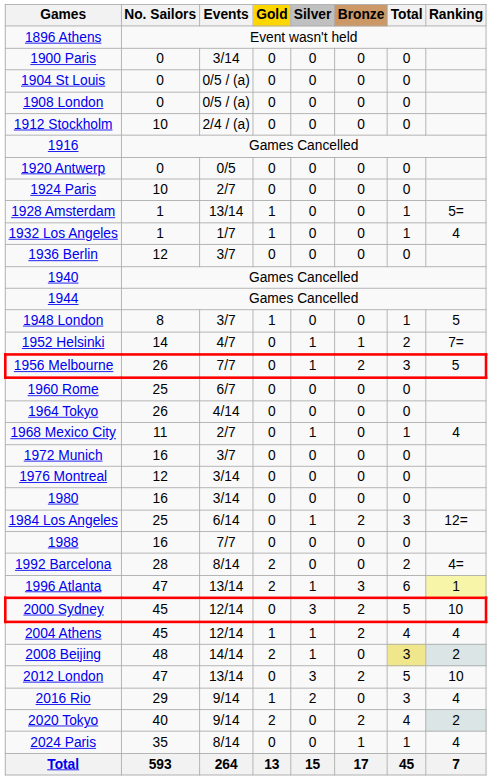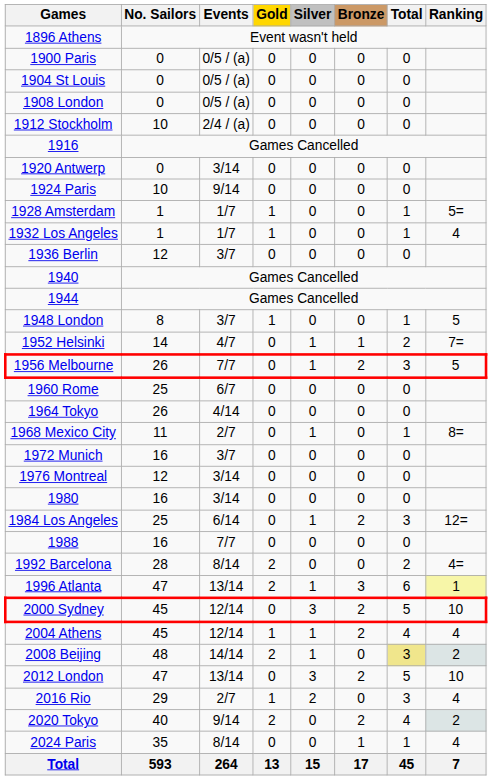(226, 59) 3/14 -> (226, 59) 0/5 / (a)
(226, 168) 0/5 -> (226, 168) 3/14
(226, 189) 2/7 -> (226, 189) 9/14
(226, 211) 13/14 -> (226, 211) 1/7
(456, 433) 4 -> (456, 433) 8=
(226, 698) 9/14 -> (226, 698) 2/7
